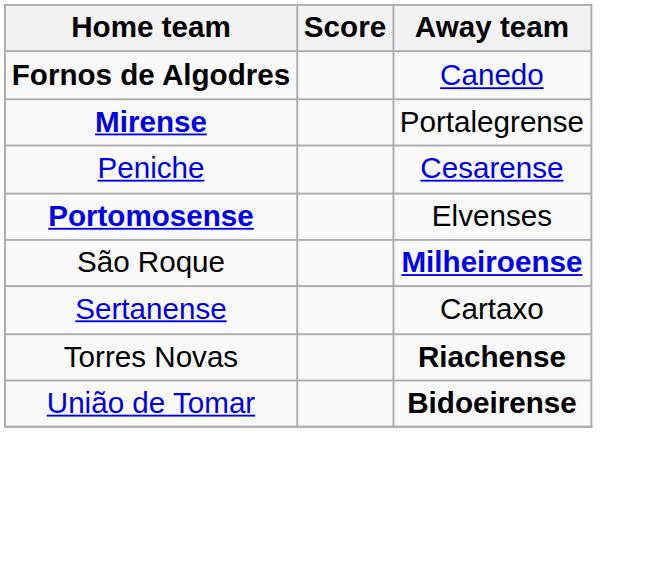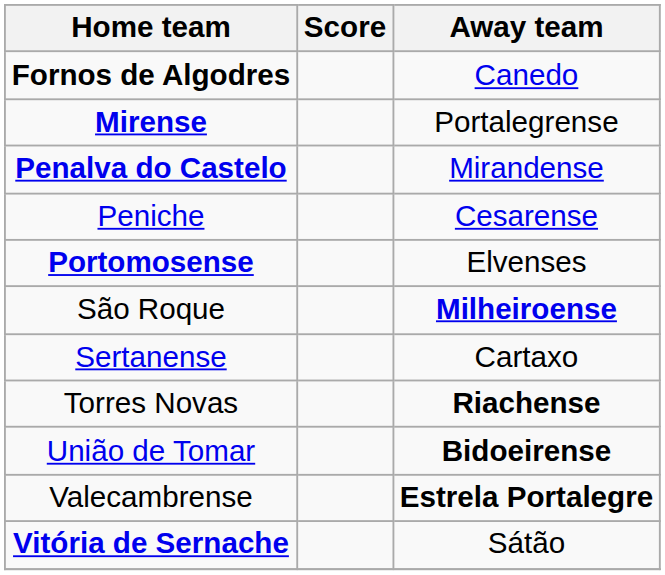+ row: (151, 168)
+ row: (151, 497)
+ row: (151, 544)
